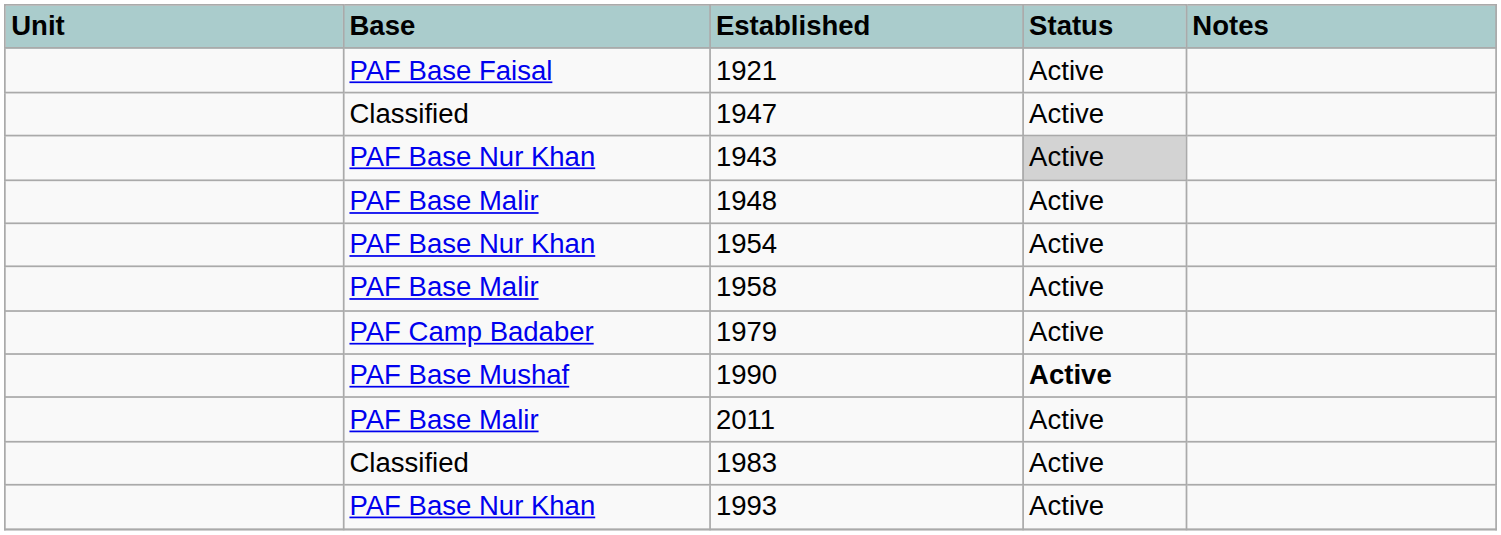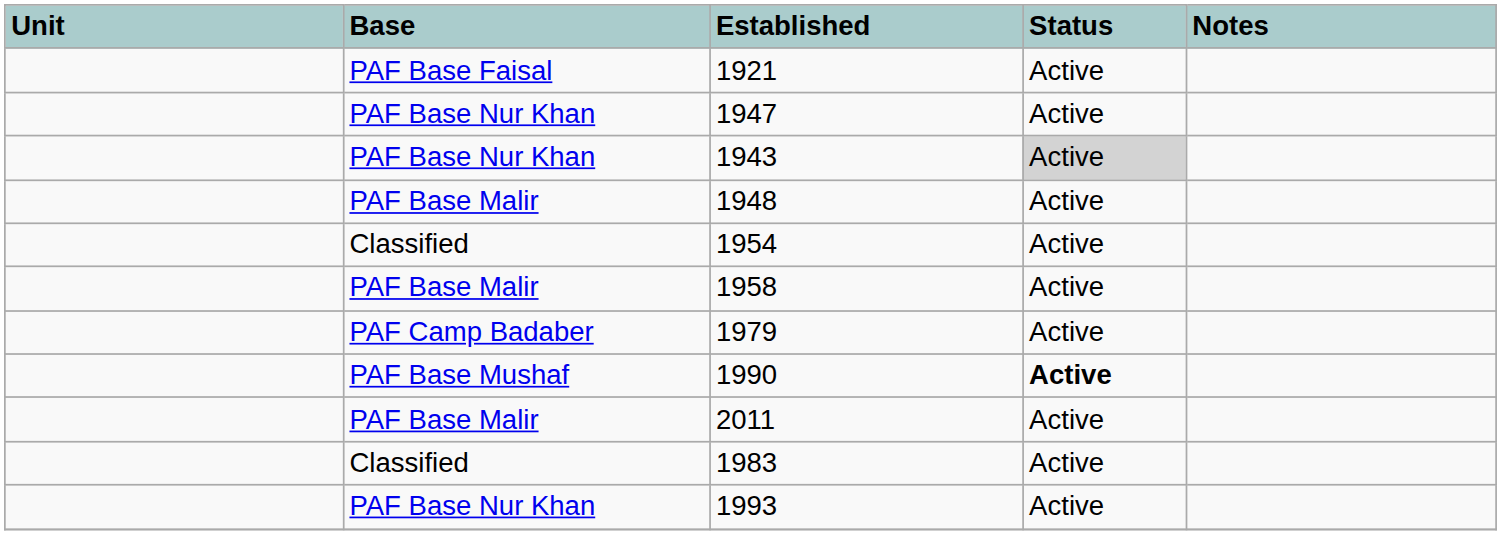(409, 113) Classified -> (472, 113) PAF Base Nur Khan
(472, 244) PAF Base Nur Khan -> (409, 244) Classified
